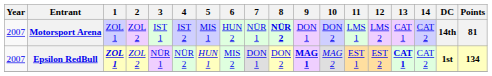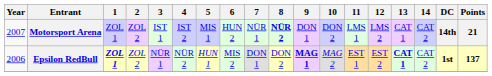(473, 32) 81 -> (473, 32) 21
(16, 58) 2007 -> (16, 58) 2006
(473, 58) 134 -> (473, 58) 137
